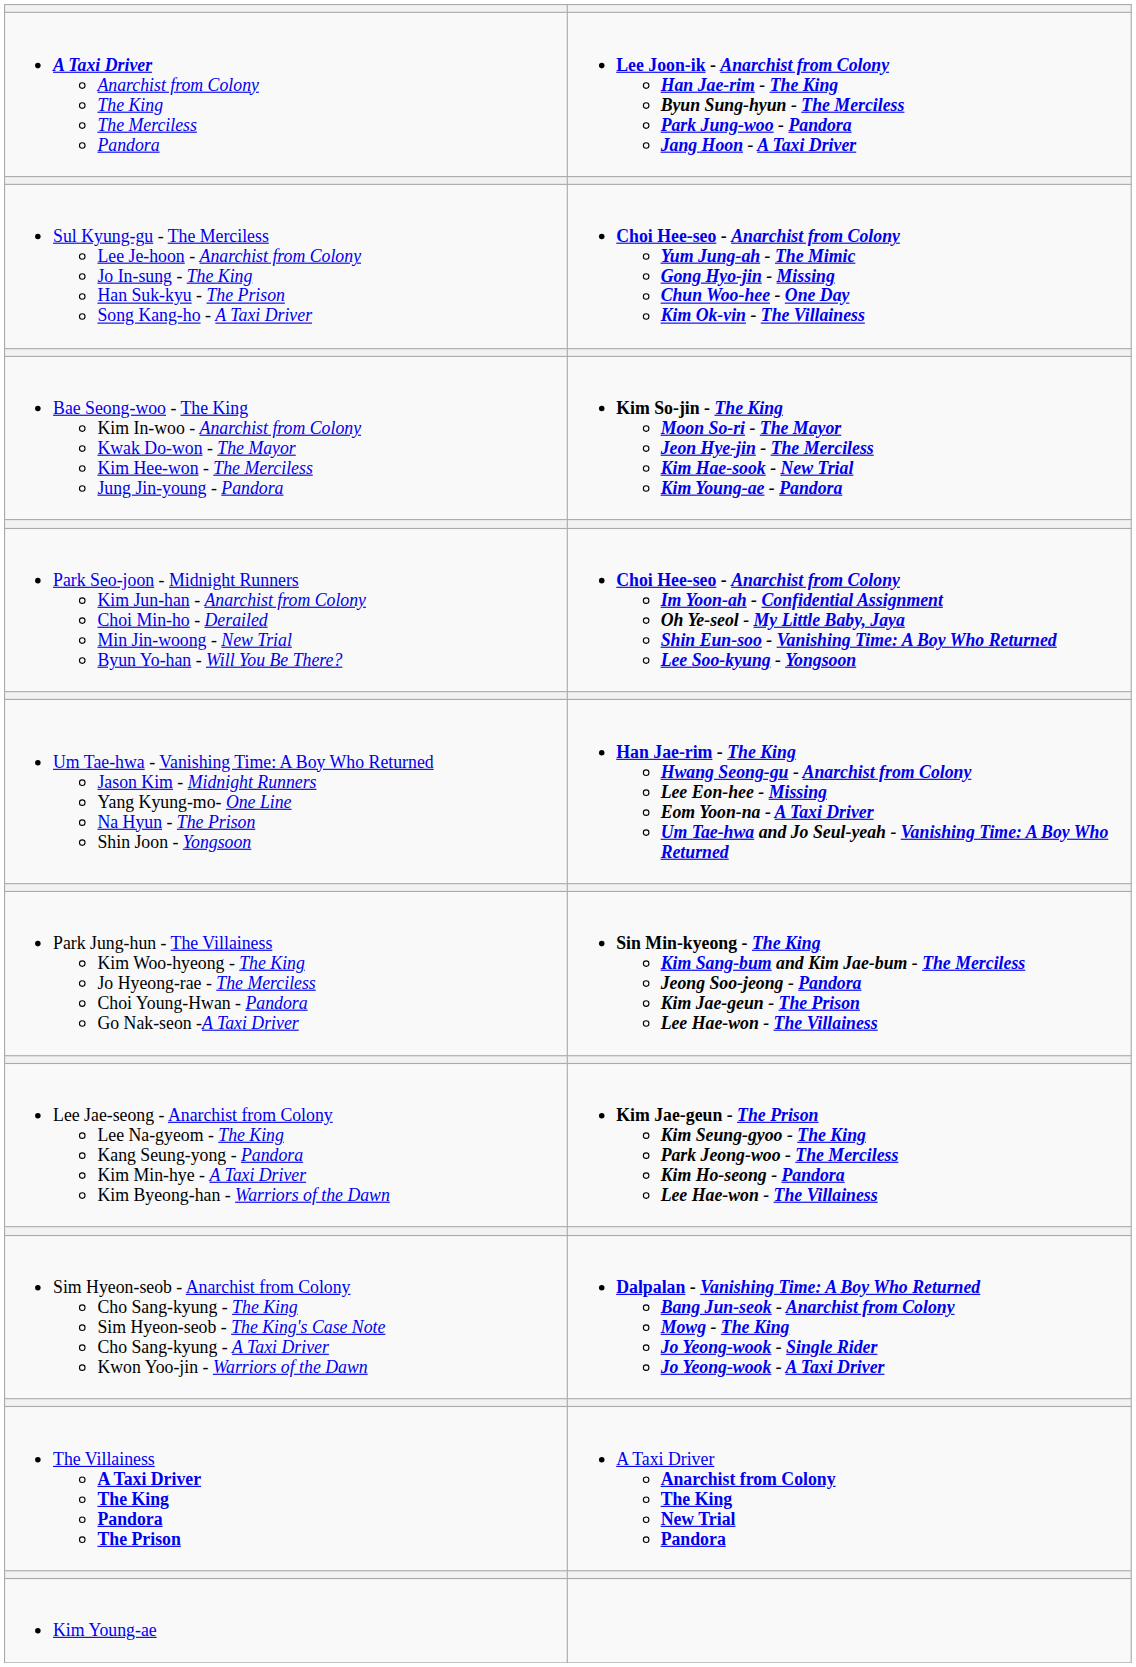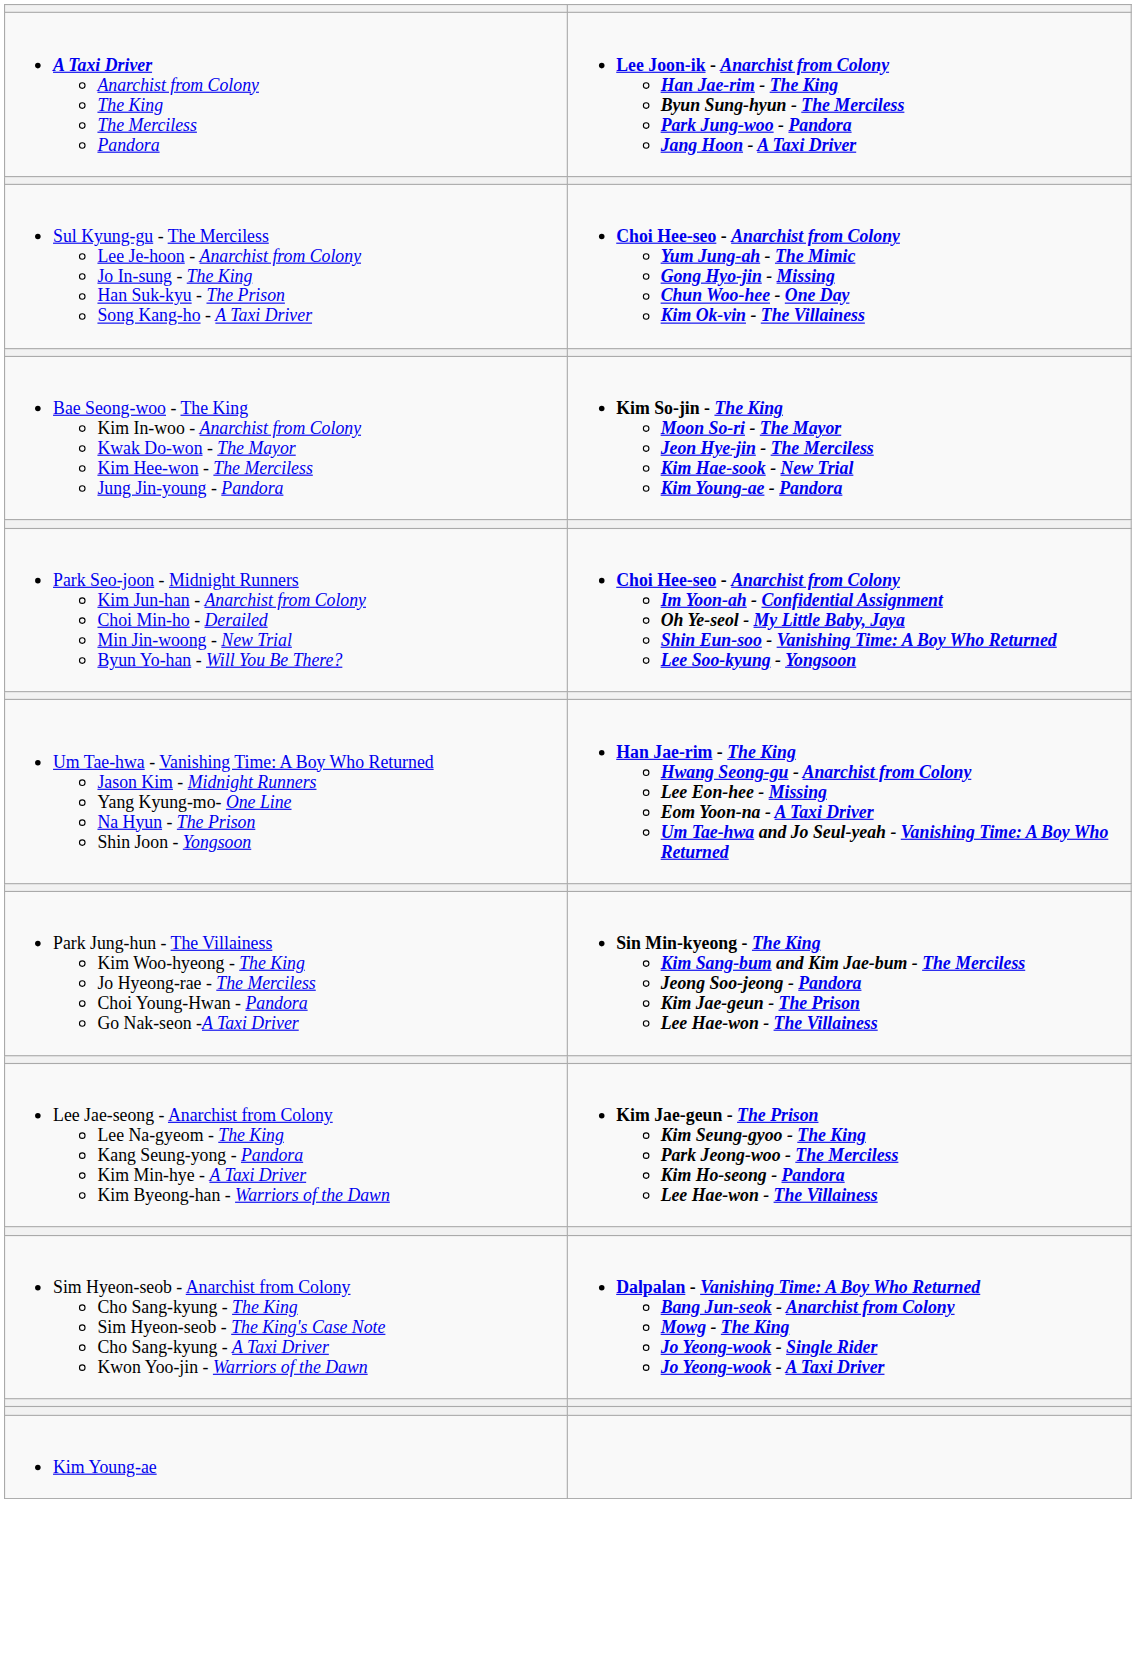- row: (286, 1499)
